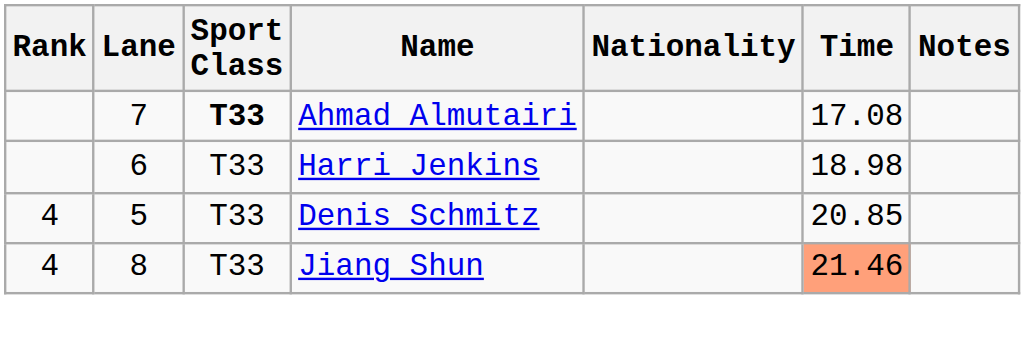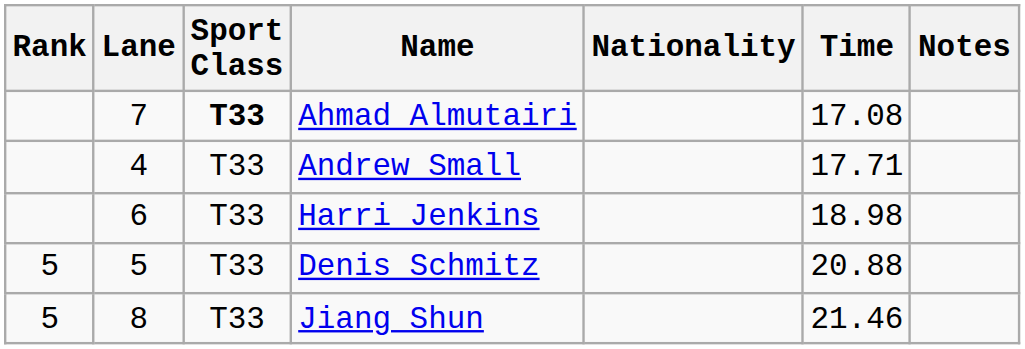+ row: (410, 167)
(50, 217) 4 -> (50, 268) 5
(857, 217) 20.85 -> (857, 268) 20.88
(50, 268) 4 -> (50, 318) 5
(857, 268) lightsalmon background -> (857, 318) no background
